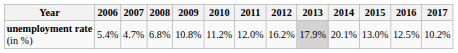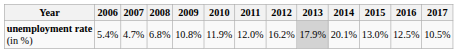(219, 34) 11.2% -> (219, 34) 11.9%
(437, 34) 10.2% -> (437, 34) 10.5%
